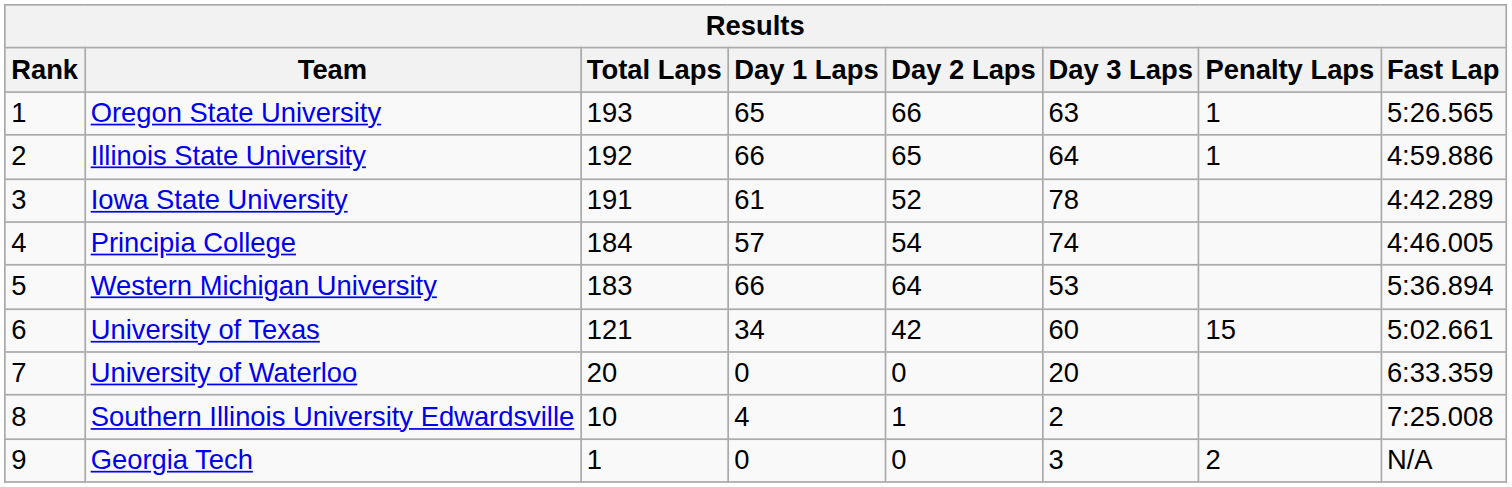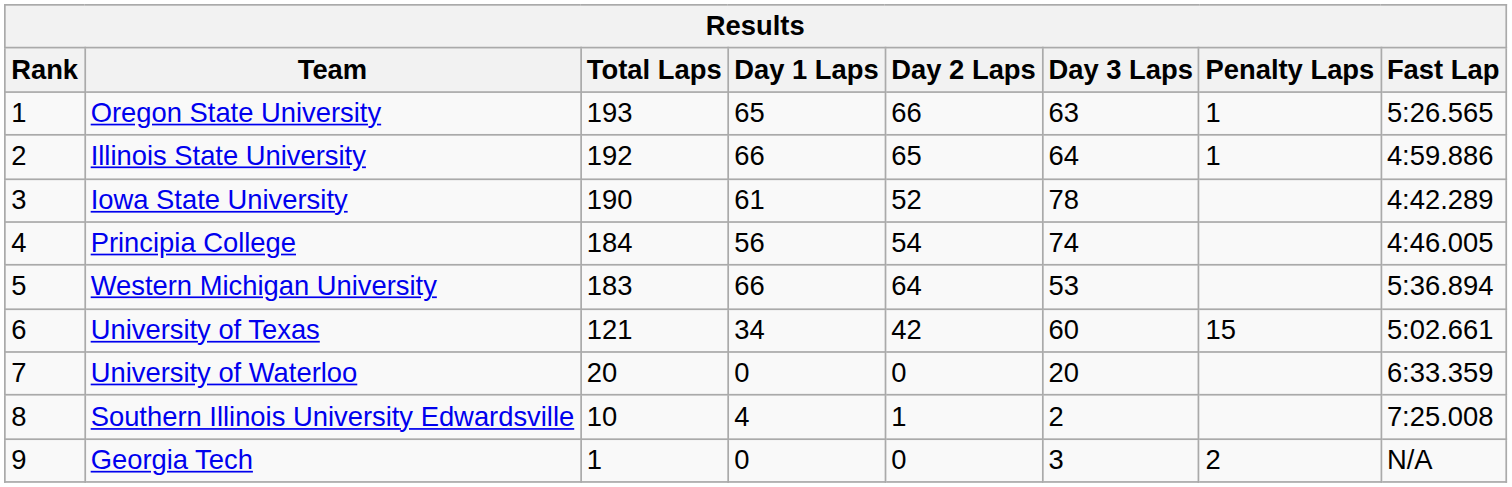(610, 199) 191 -> (610, 199) 190
(749, 243) 57 -> (749, 243) 56
